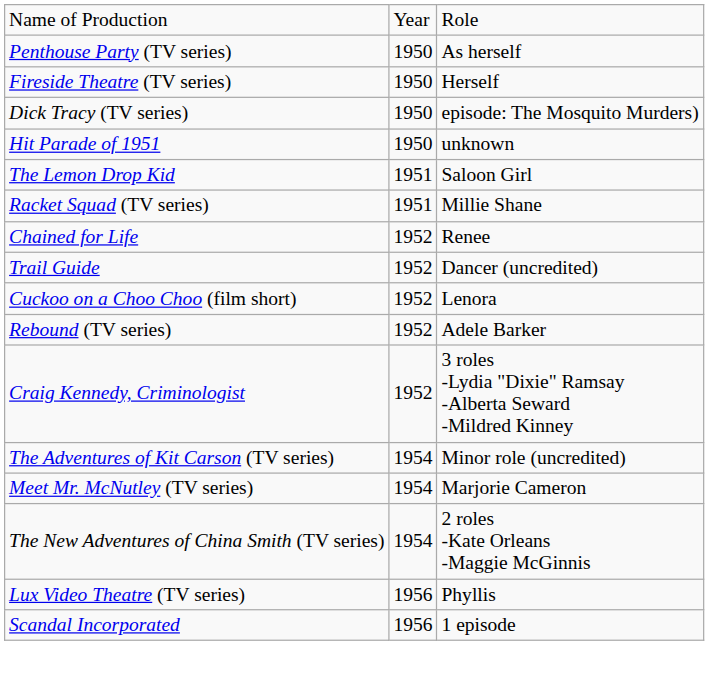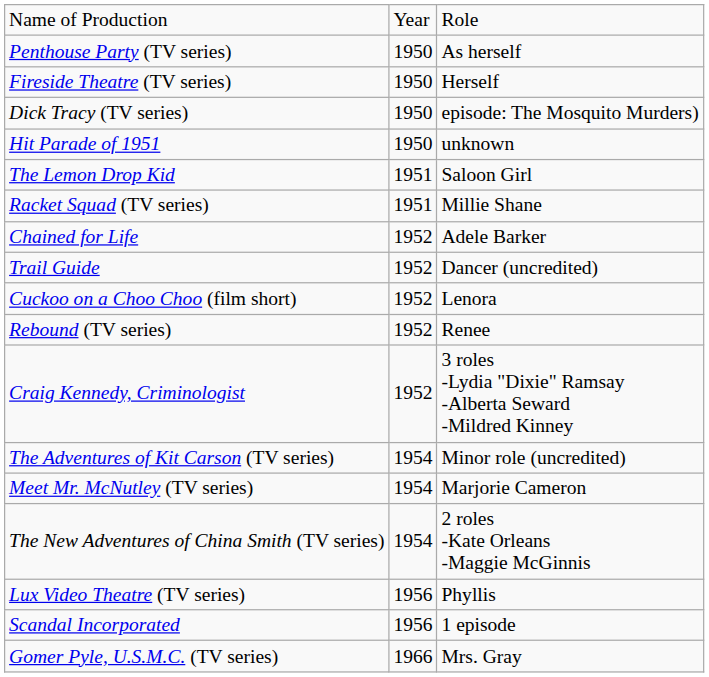(466, 236) Renee -> (494, 236) Adele Barker
(494, 329) Adele Barker -> (466, 329) Renee
+ row: (144, 656)
